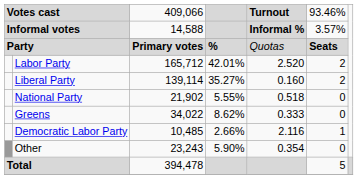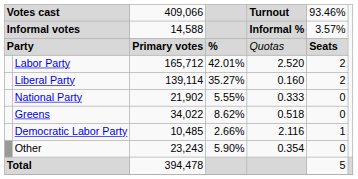(291, 98) 0.518 -> (291, 98) 0.333
(291, 115) 0.333 -> (291, 115) 0.518
